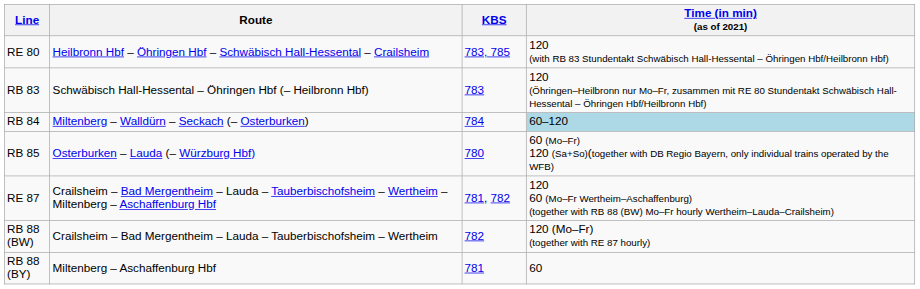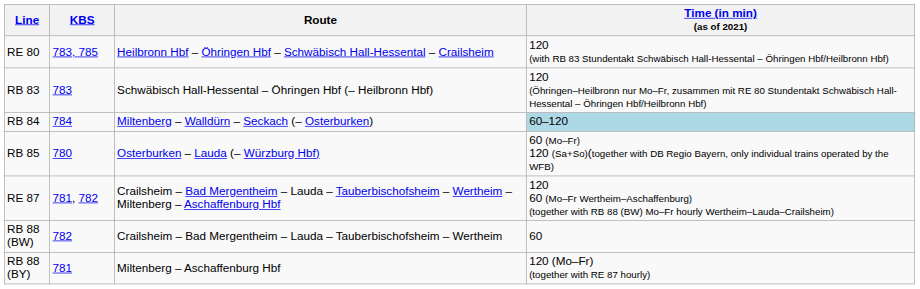columns swapped: (256, 20) <-> (494, 20)
(590, 236) 120 (Mo–Fr) (together with RE 87 hourly) -> (536, 236) 60
(536, 268) 60 -> (590, 268) 120 (Mo–Fr) (together with RE 87 hourly)
